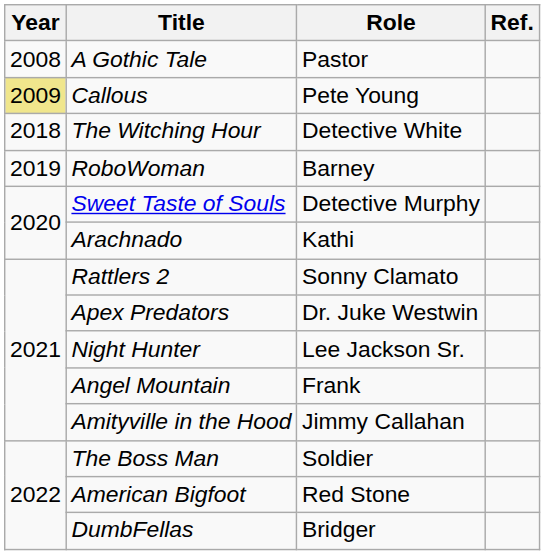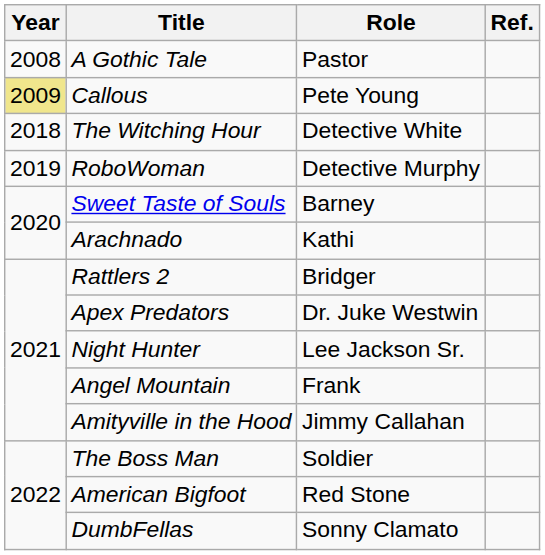(338, 167) Barney -> (391, 167) Detective Murphy
(391, 204) Detective Murphy -> (338, 204) Barney
(380, 276) Sonny Clamato -> (339, 276) Bridger
(339, 530) Bridger -> (380, 530) Sonny Clamato
